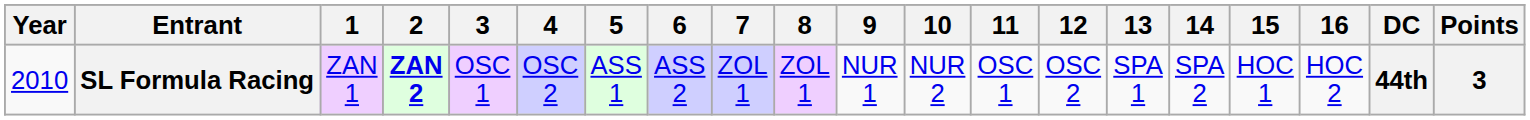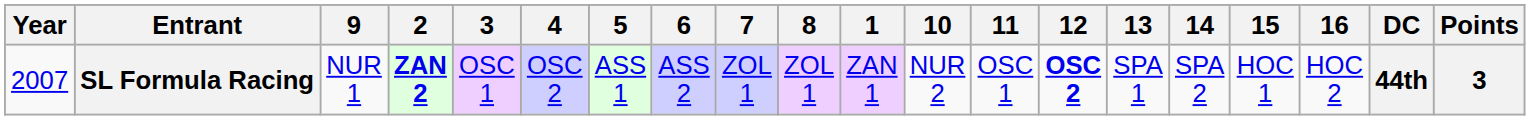columns swapped: (352, 25) <-> (870, 25)
(40, 79) 2010 -> (40, 79) 2007
(1073, 79) normal -> (1073, 79) bold
